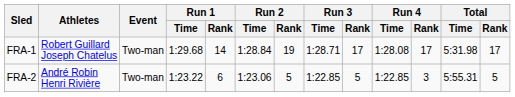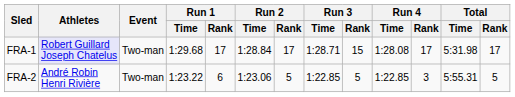(79, 51) no background -> (79, 51) lavender background
(220, 51) 14 -> (220, 51) 17
(289, 51) 19 -> (289, 51) 17
(358, 51) 17 -> (358, 51) 15
